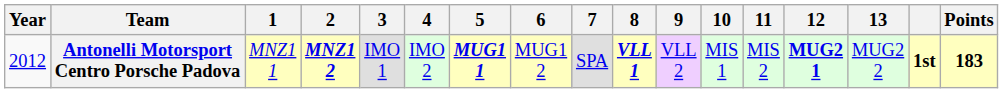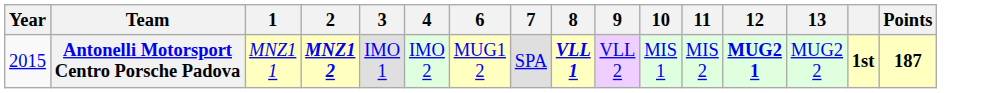- column: (480, 19)
(28, 60) 2012 -> (28, 60) 2015
(969, 60) 183 -> (908, 60) 187
